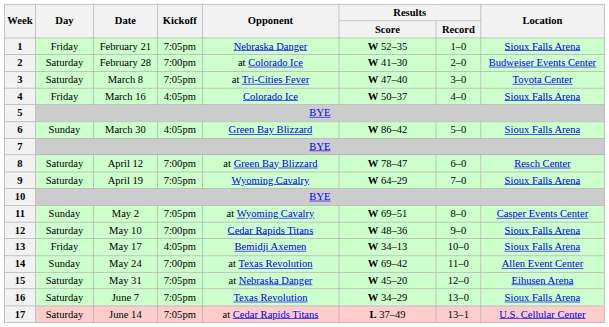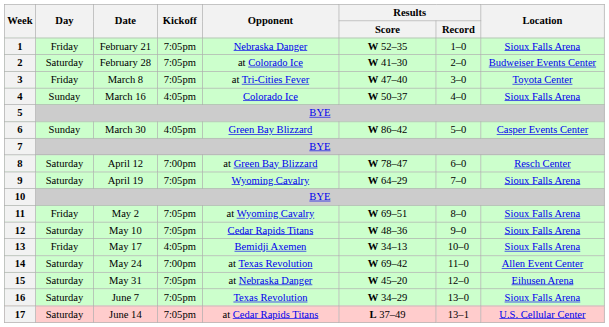(180, 63) 7:00pm -> (180, 63) 7:05pm
(64, 79) Saturday -> (64, 79) Friday
(64, 96) Friday -> (64, 96) Sunday
(542, 130) Sioux Falls Arena -> (542, 130) Casper Events Center
(64, 213) Sunday -> (64, 213) Friday
(542, 213) Casper Events Center -> (542, 213) Sioux Falls Arena
(180, 230) 7:00pm -> (180, 230) 7:05pm
(64, 264) Sunday -> (64, 264) Saturday
